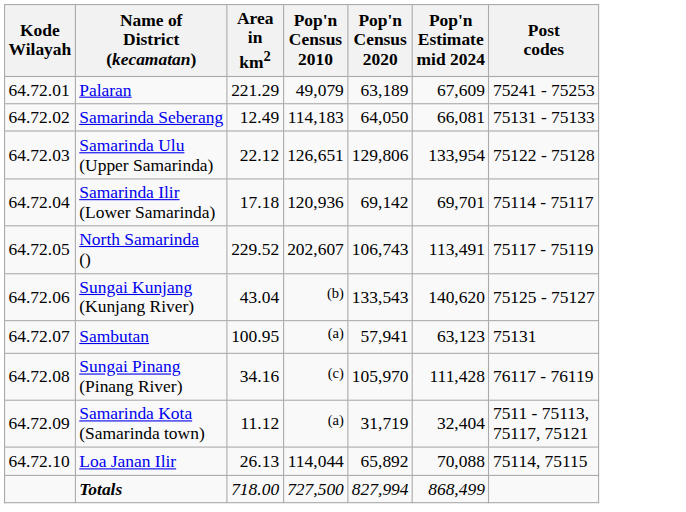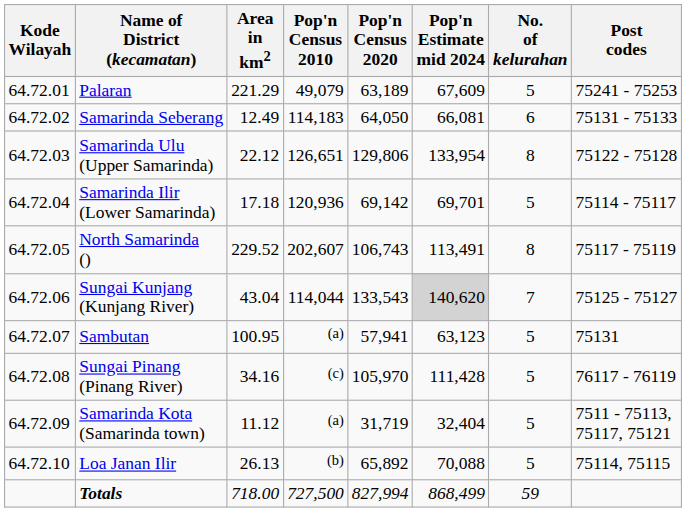+ column: (530, 40)
(335, 293) (b) -> (316, 296) 114,044
(457, 296) no background -> (457, 296) lightgrey background
(316, 461) 114,044 -> (335, 460) (b)
